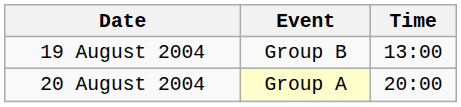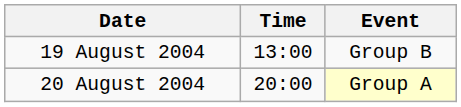columns swapped: (413, 21) <-> (306, 21)
